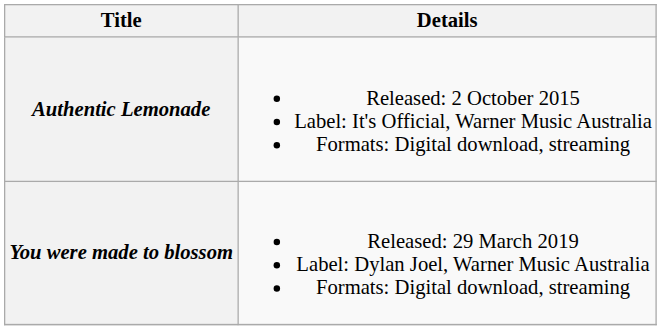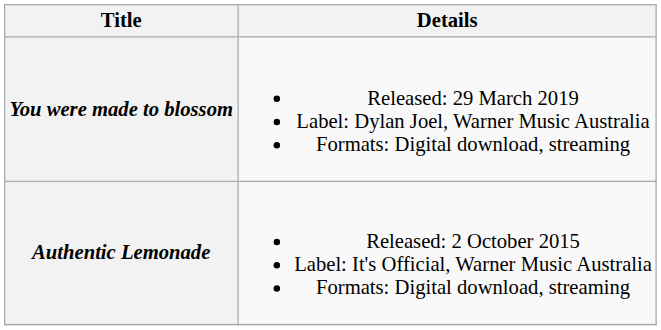rows swapped: (121, 109) <-> (121, 252)
